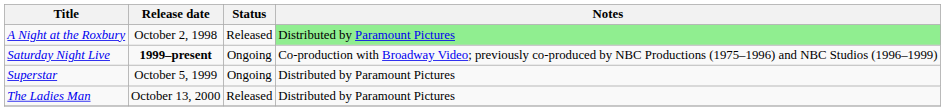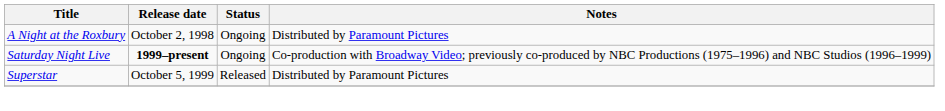(249, 34) Released -> (243, 34) Ongoing
(367, 34) lightgreen background -> (360, 34) no background
(249, 75) Ongoing -> (243, 75) Released
- row: (49, 95)
